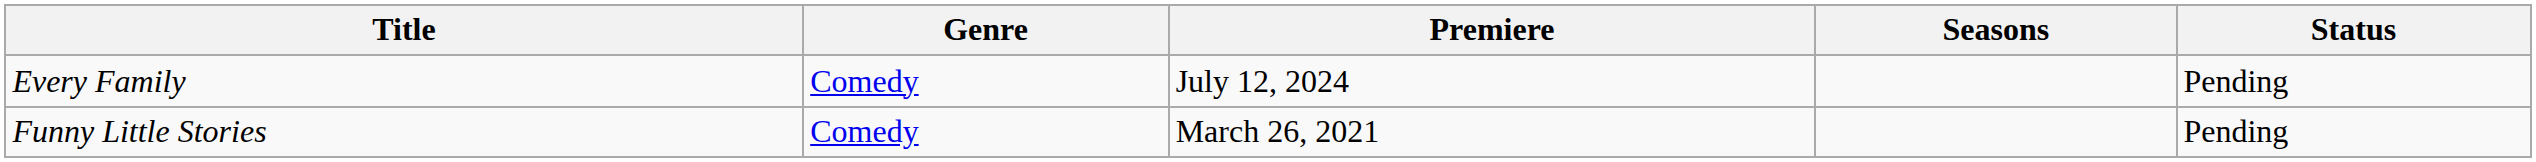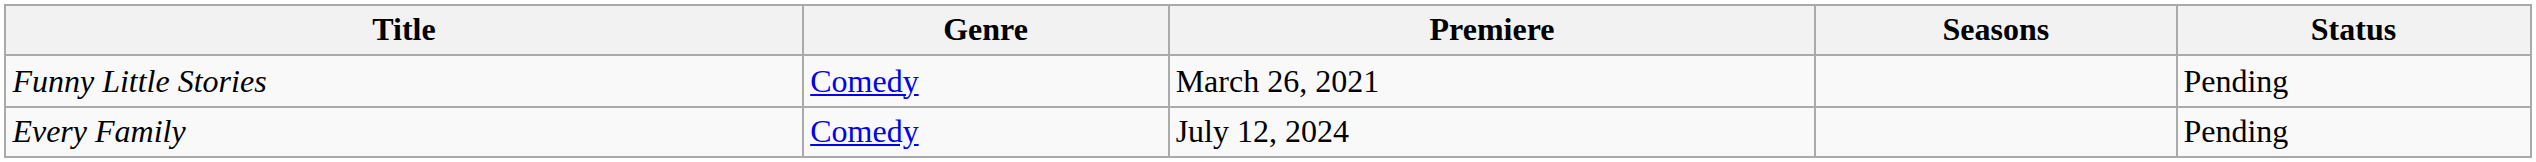rows swapped: (139, 131) <-> (99, 80)
